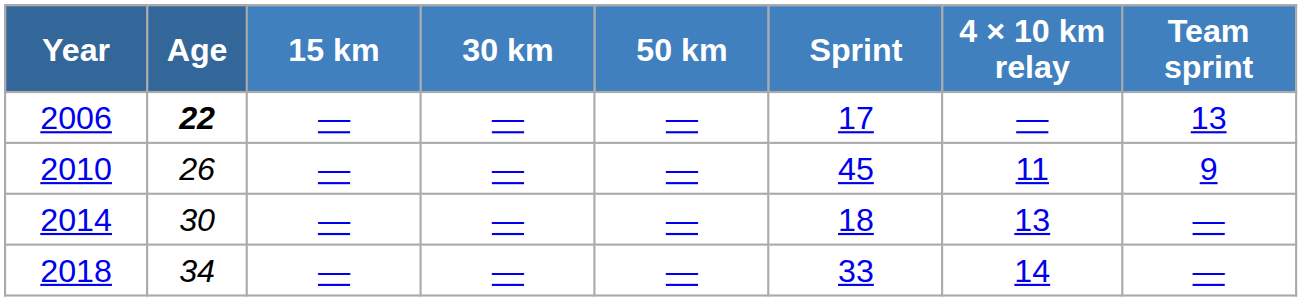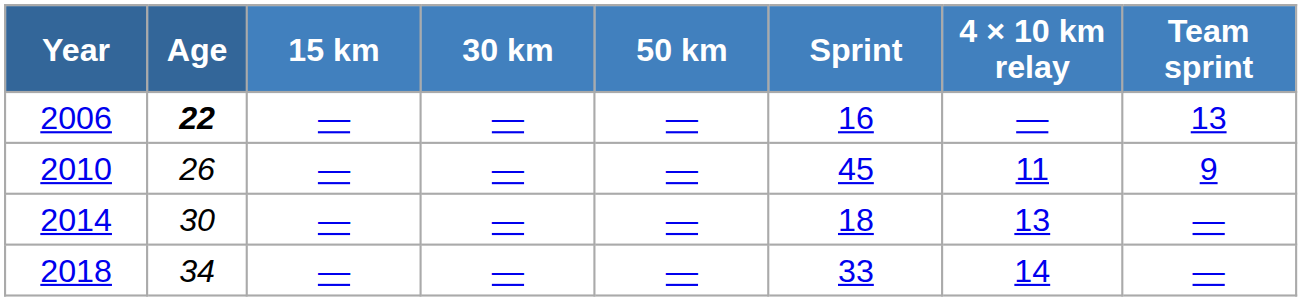(856, 118) 17 -> (856, 118) 16
